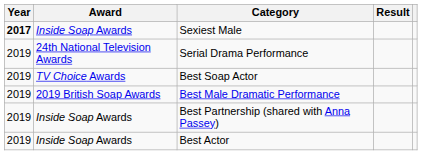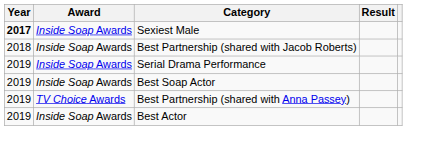+ row: (247, 47)
(93, 53) 24th National Television Awards -> (84, 64) Inside Soap Awards
(81, 77) TV Choice Awards -> (84, 82) Inside Soap Awards
- row: (260, 94)
(84, 117) Inside Soap Awards -> (81, 99) TV Choice Awards
